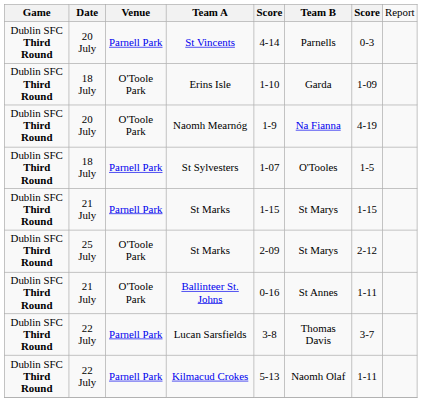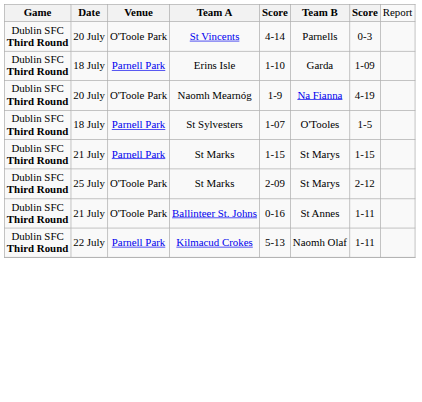(136, 42) Parnell Park -> (139, 36) O'Toole Park
(136, 84) O'Toole Park -> (139, 65) Parnell Park
- row: (87, 334)
